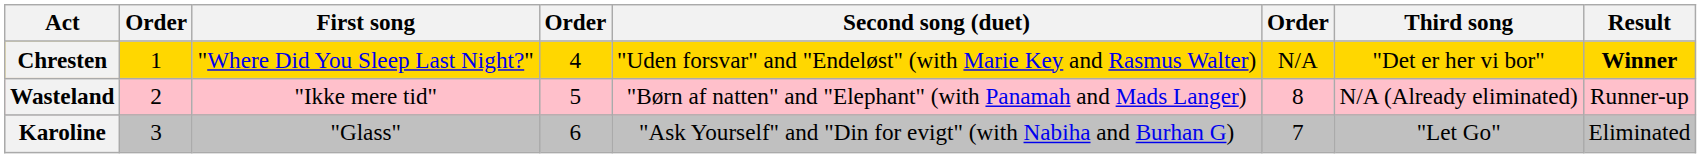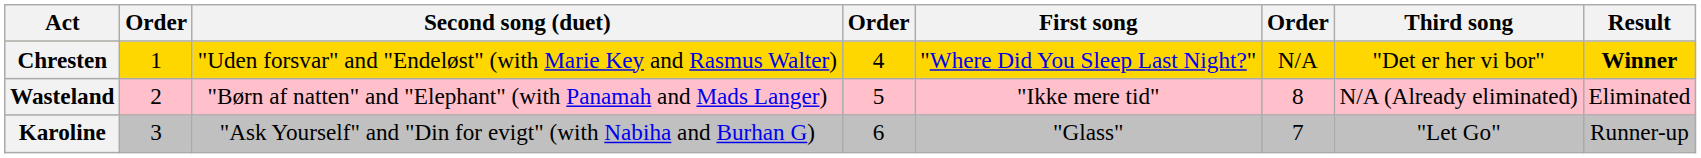columns swapped: (366, 22) <-> (937, 22)
(1639, 96) Runner-up -> (1639, 96) Eliminated
(1639, 133) Eliminated -> (1639, 133) Runner-up
